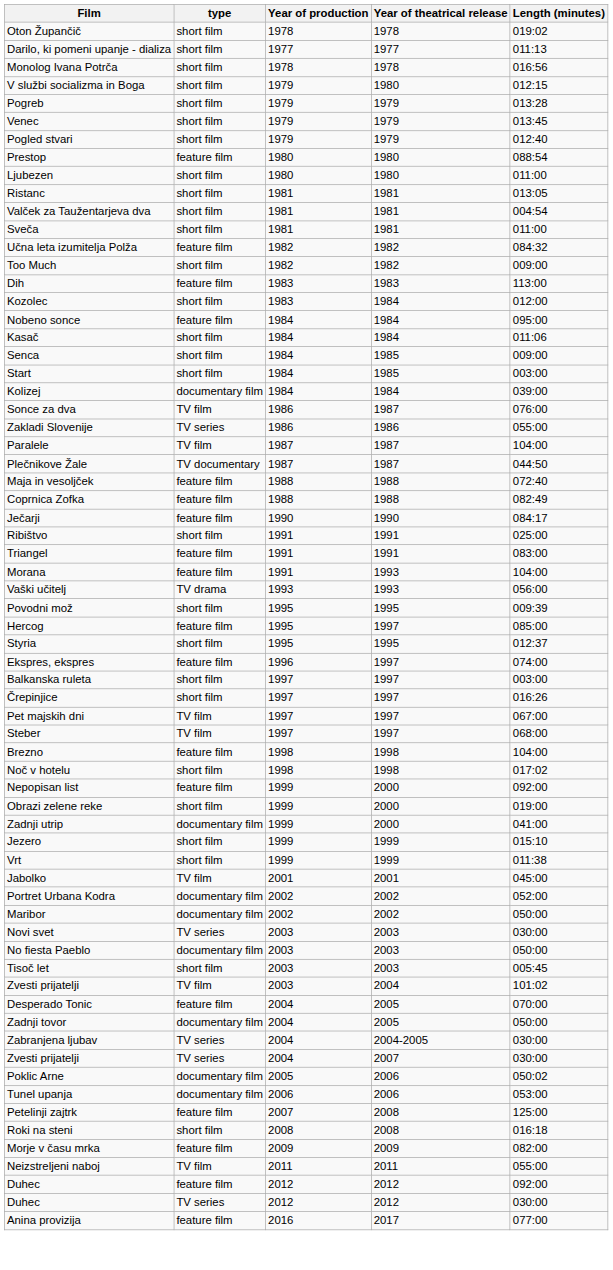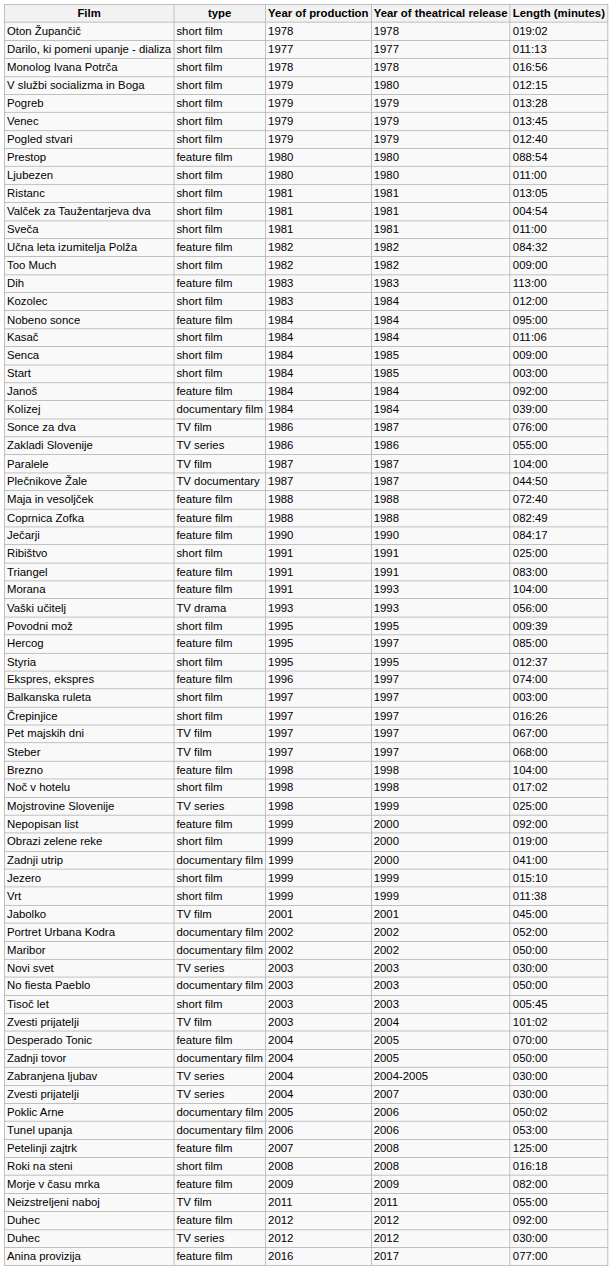+ row: (22, 391)
+ row: (61, 806)
